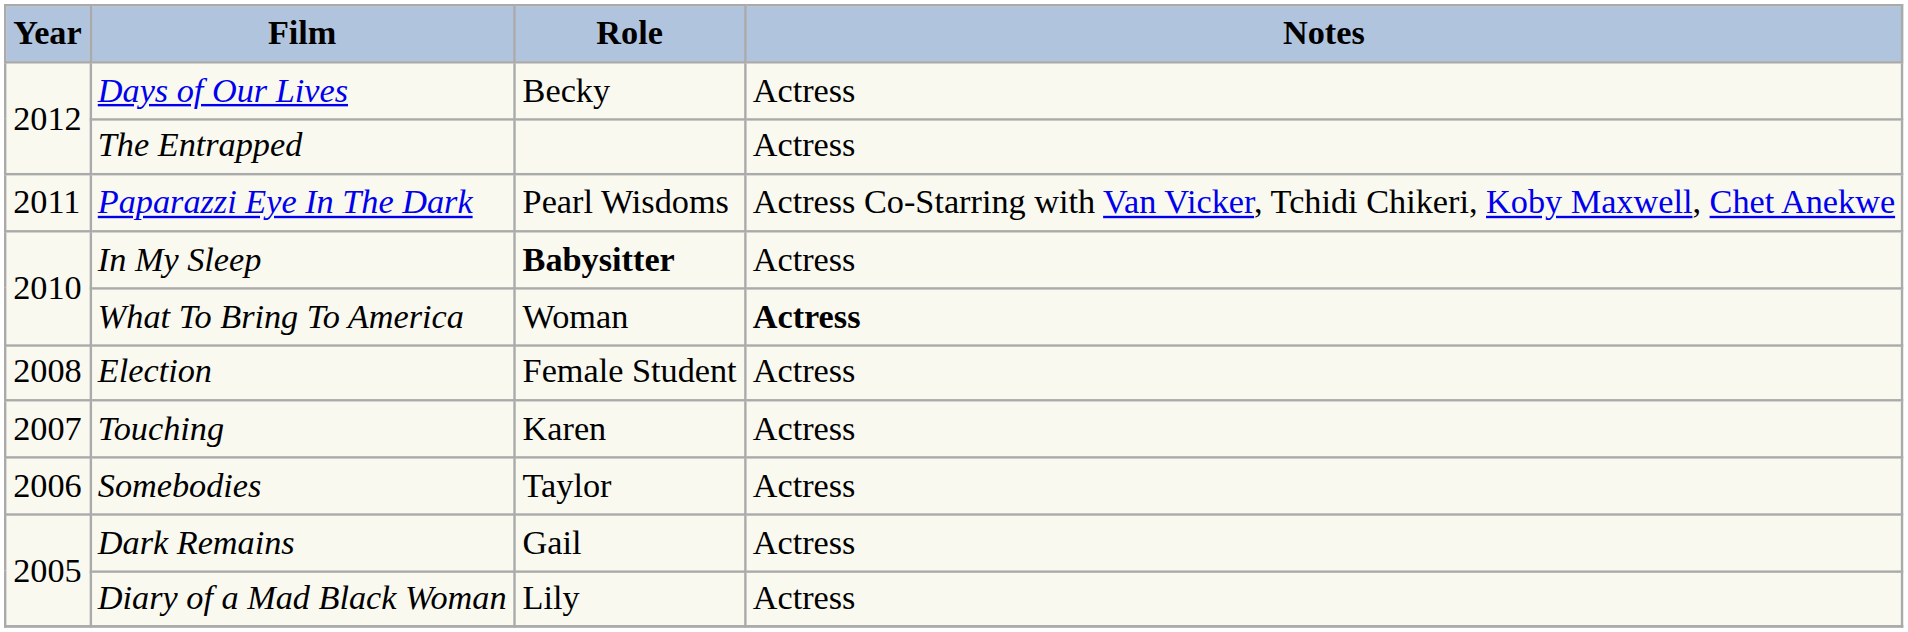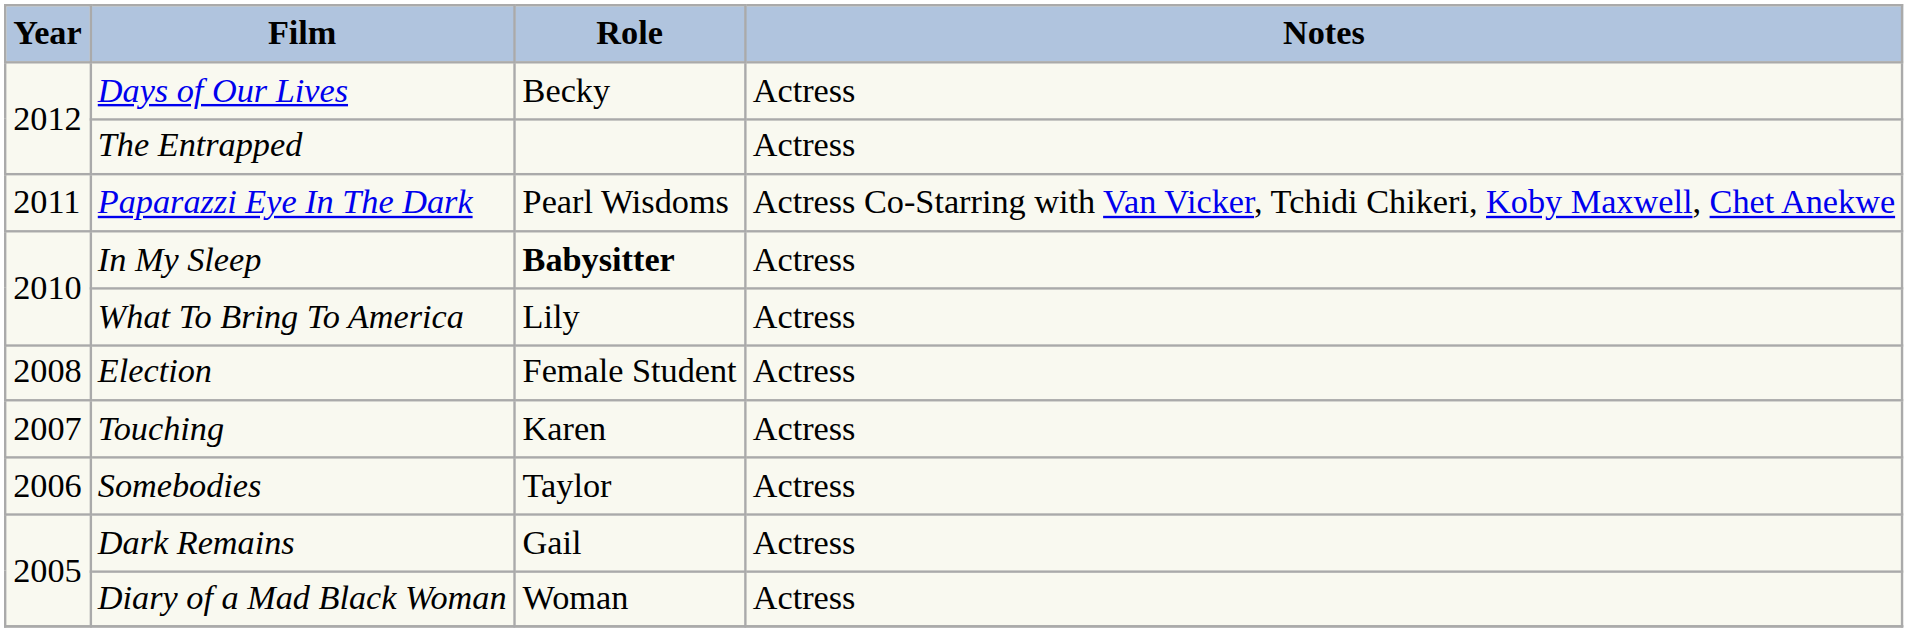(575, 315) Woman -> (551, 315) Lily
(807, 315) bold -> (804, 315) normal
(551, 598) Lily -> (575, 598) Woman
